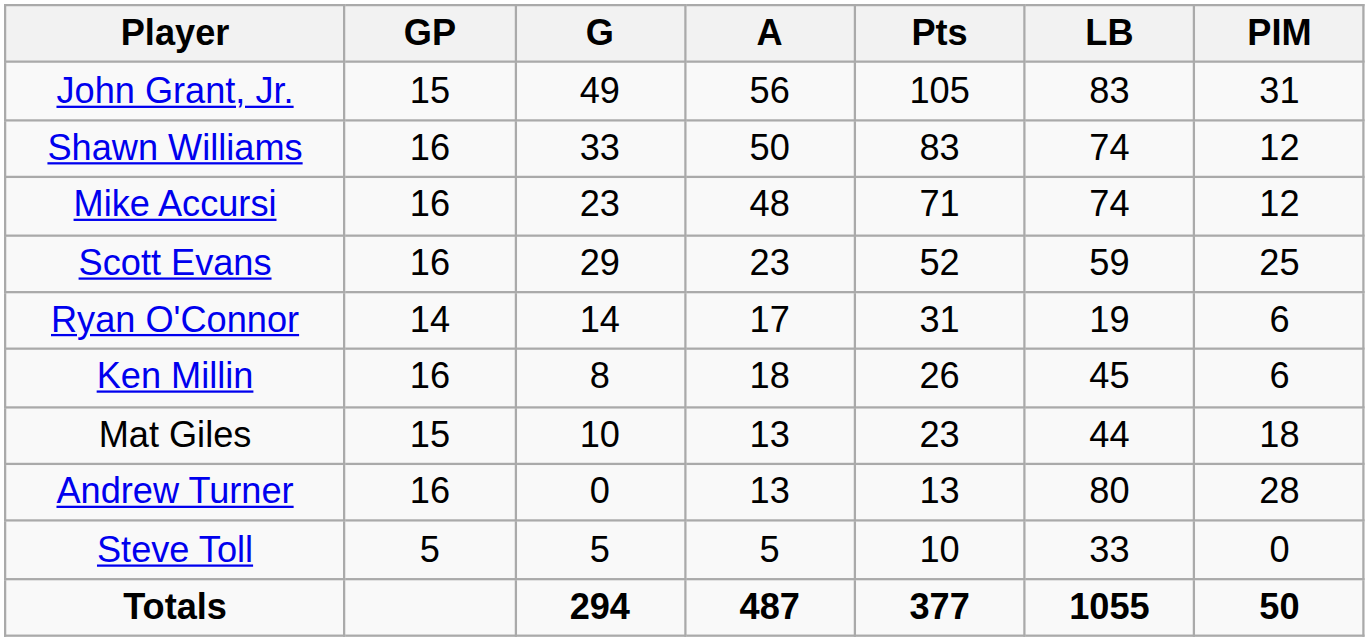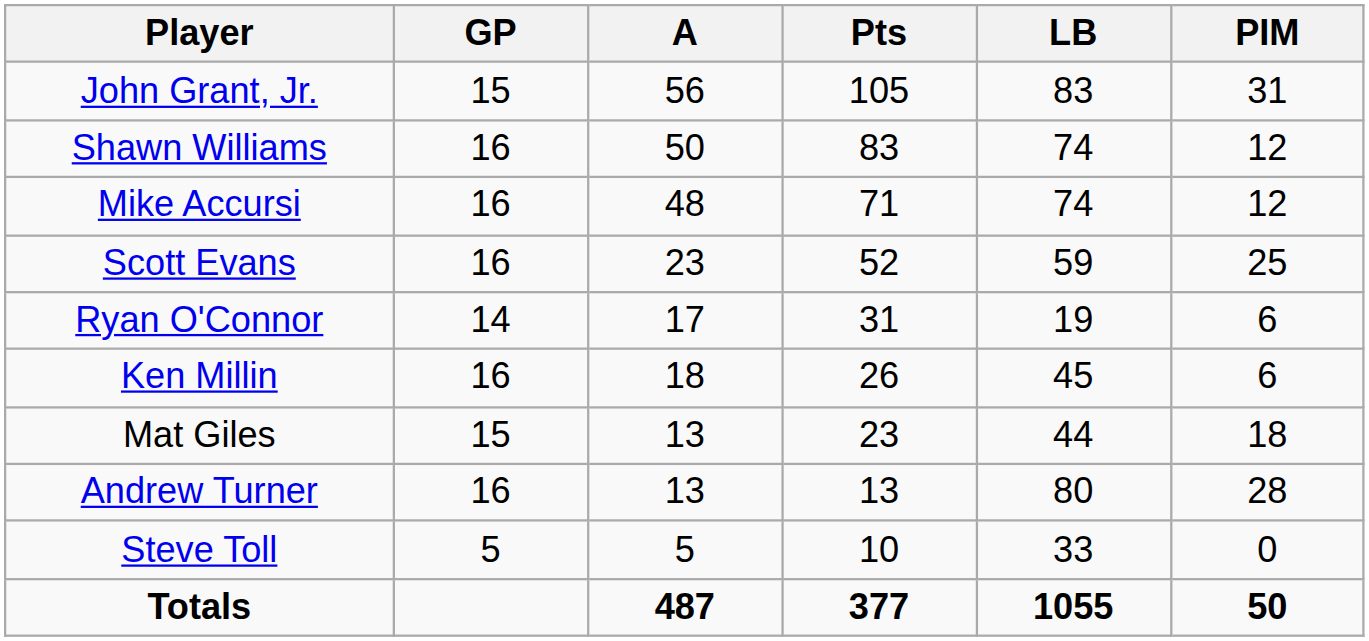- column: (600, 33)
